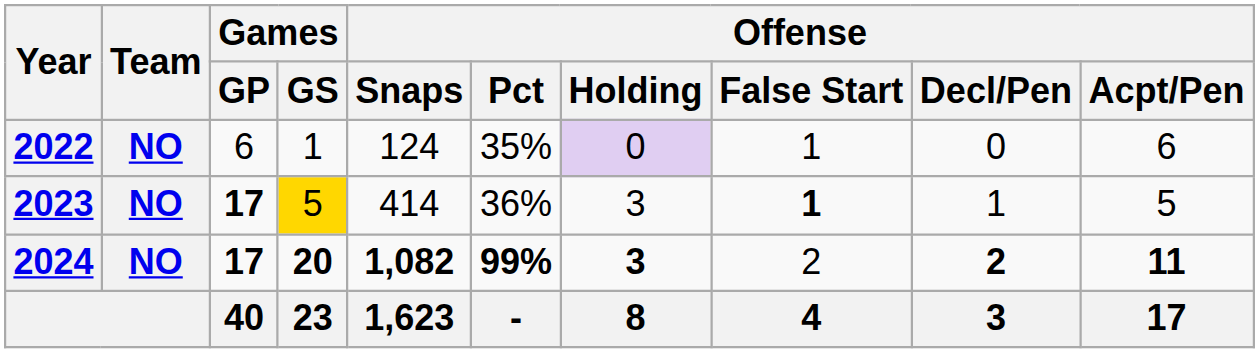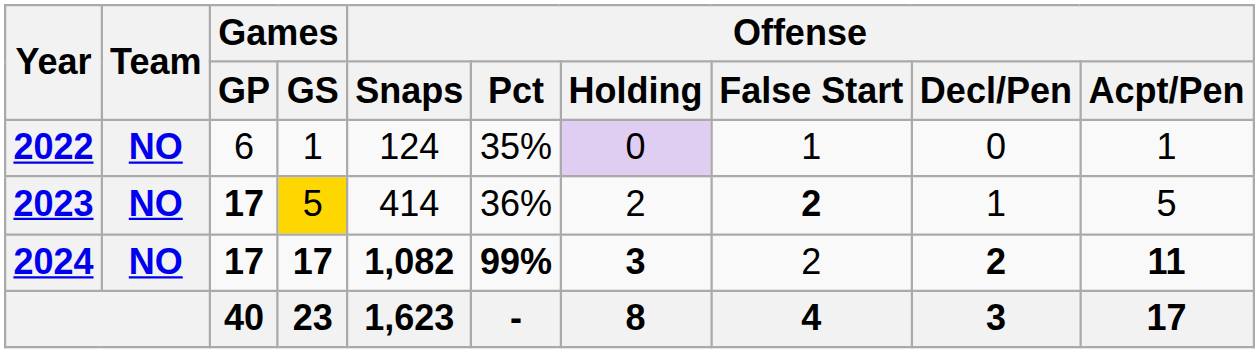(1167, 147) 6 -> (1167, 147) 1
(636, 204) 3 -> (636, 204) 2
(811, 204) 1 -> (811, 204) 2
(313, 261) 20 -> (313, 261) 17
